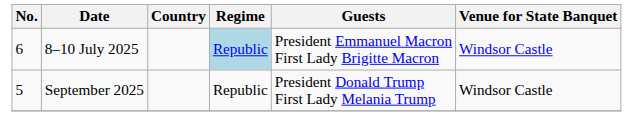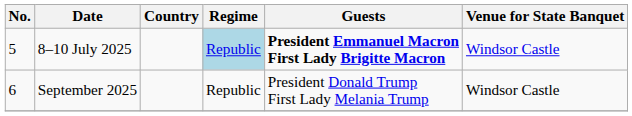(19, 49) 6 -> (12, 49) 5
(363, 49) normal -> (363, 49) bold
(19, 90) 5 -> (12, 90) 6
